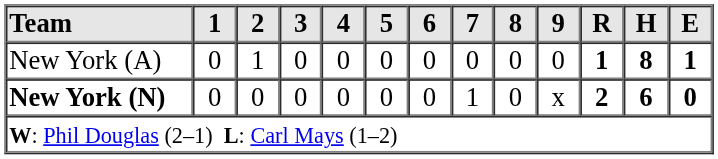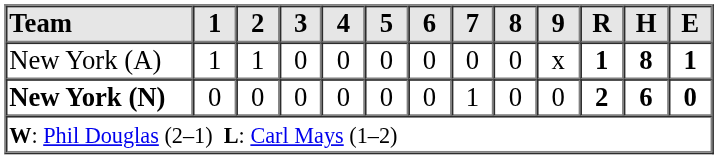(215, 60) 0 -> (215, 60) 1
(558, 60) 0 -> (558, 60) x
(558, 97) x -> (558, 97) 0
